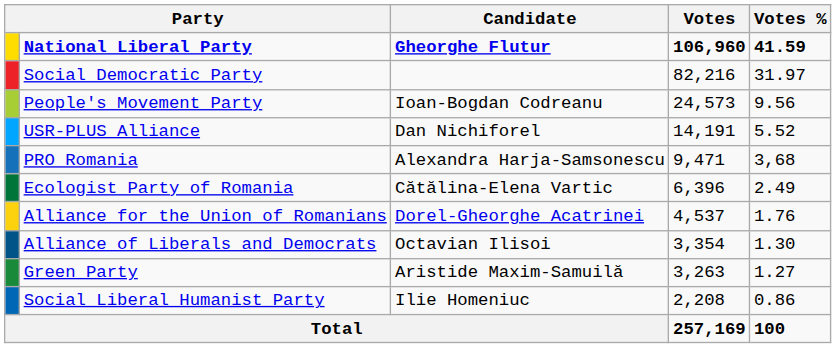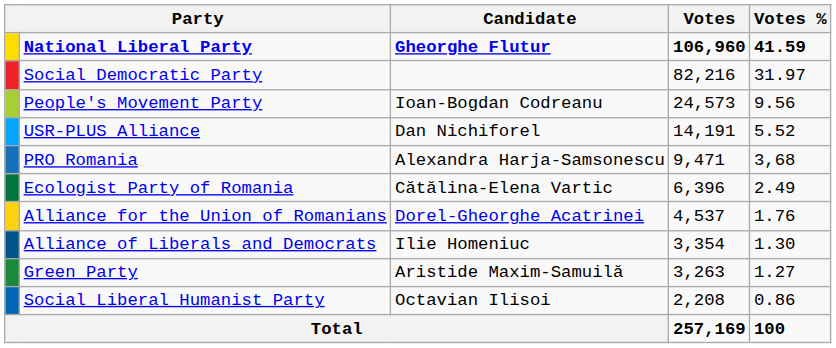(473, 244) Octavian Ilisoi -> (462, 244) Ilie Homeniuc
(462, 301) Ilie Homeniuc -> (473, 301) Octavian Ilisoi
